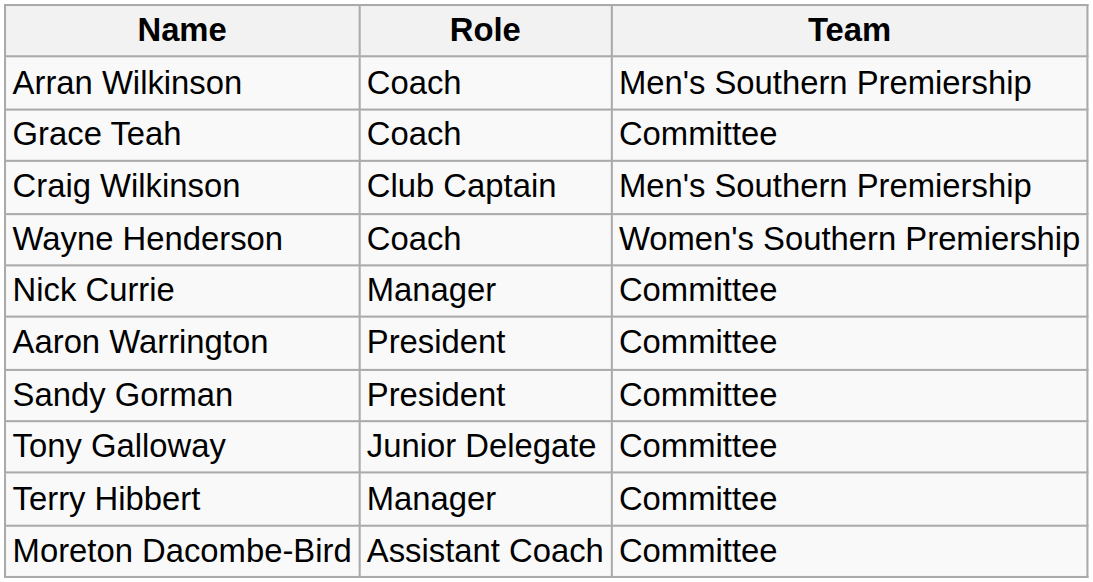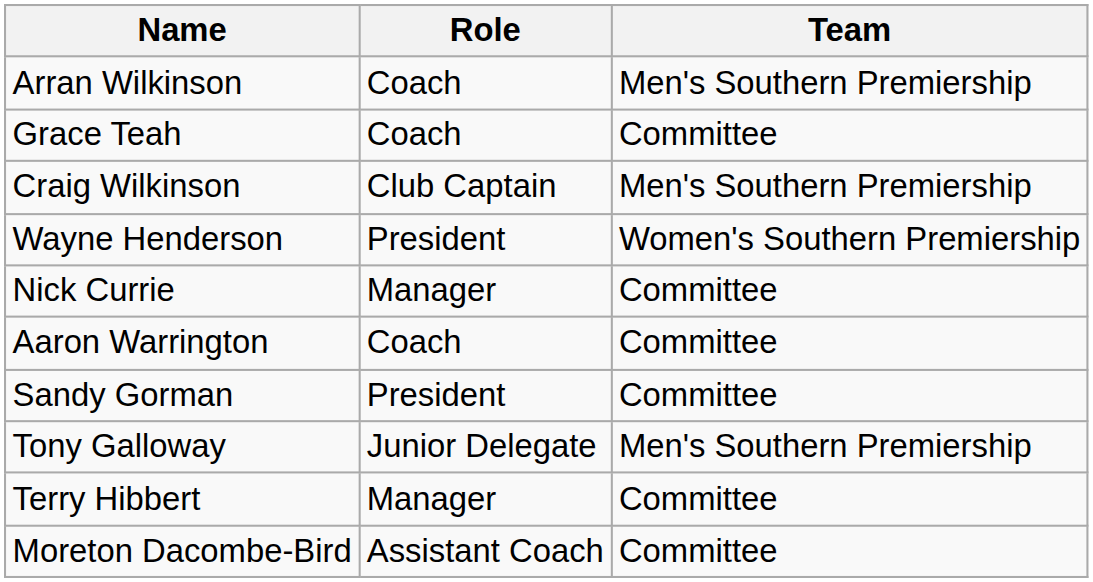(414, 238) Coach -> (436, 238) President
(436, 342) President -> (414, 342) Coach
(698, 446) Committee -> (825, 446) Men's Southern Premiership
